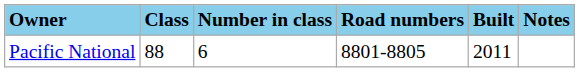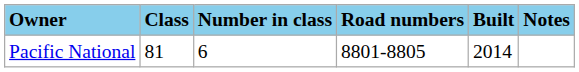(154, 50) 88 -> (154, 50) 81
(492, 50) 2011 -> (493, 50) 2014
